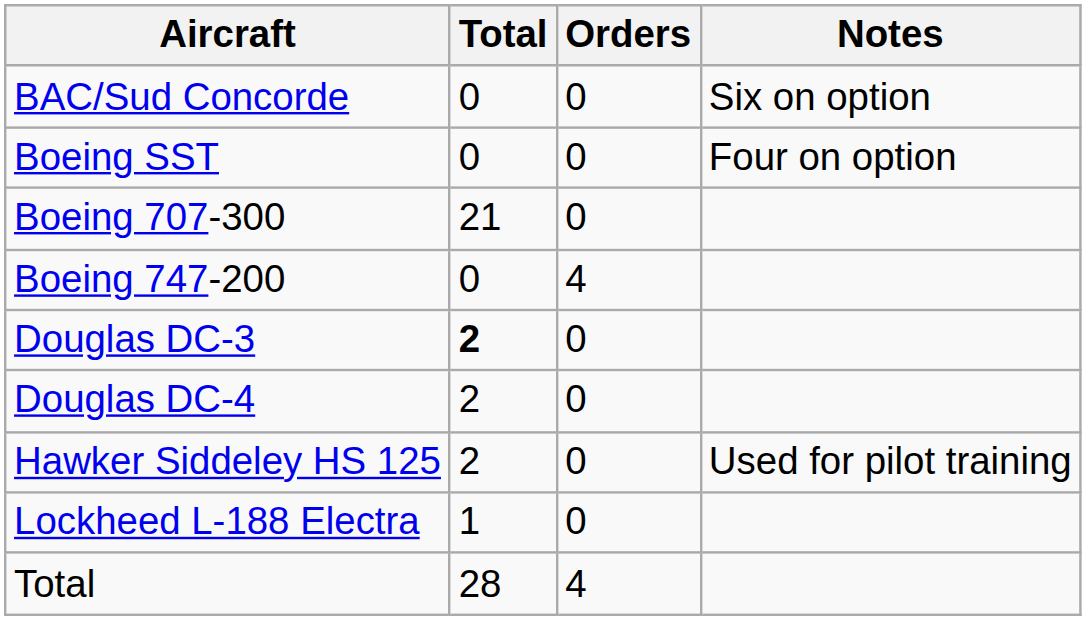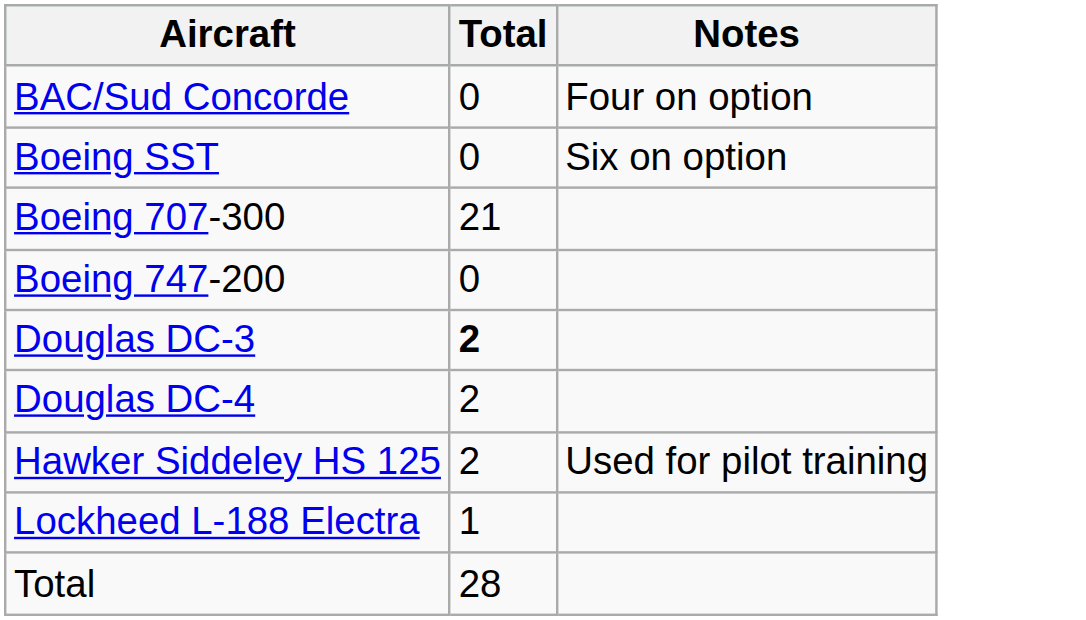- column: (628, 34)
(820, 95) Six on option -> (689, 95) Four on option
(833, 156) Four on option -> (676, 156) Six on option
